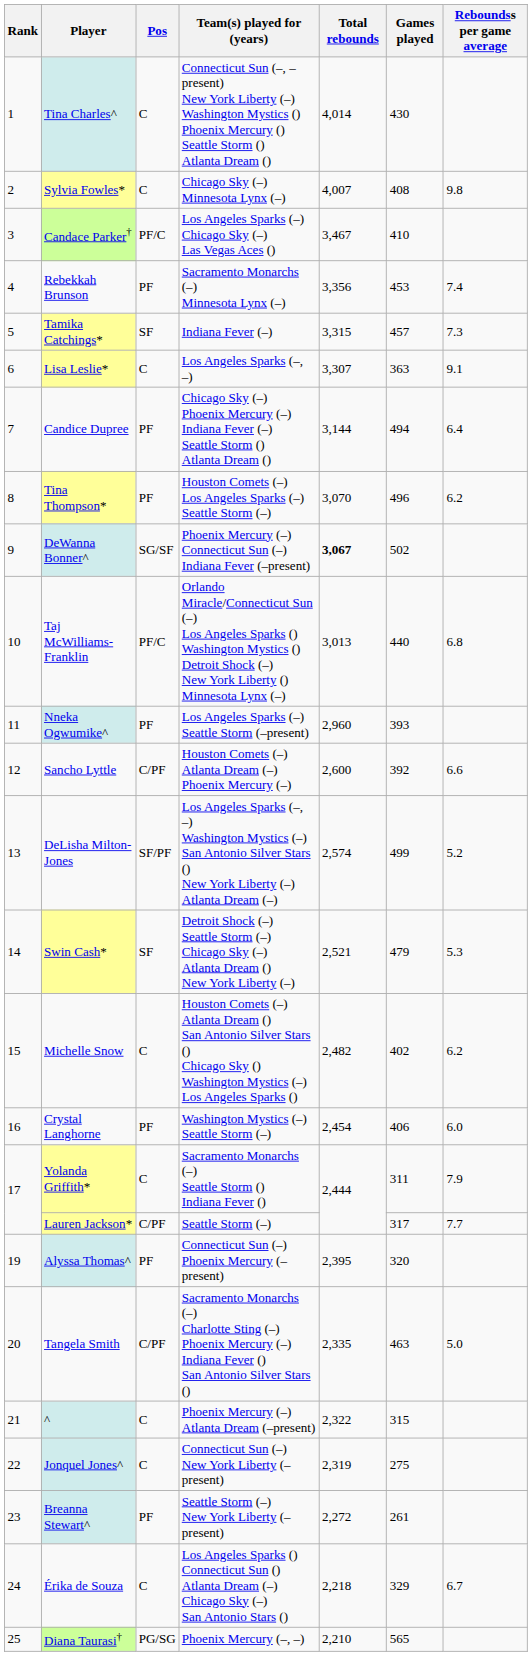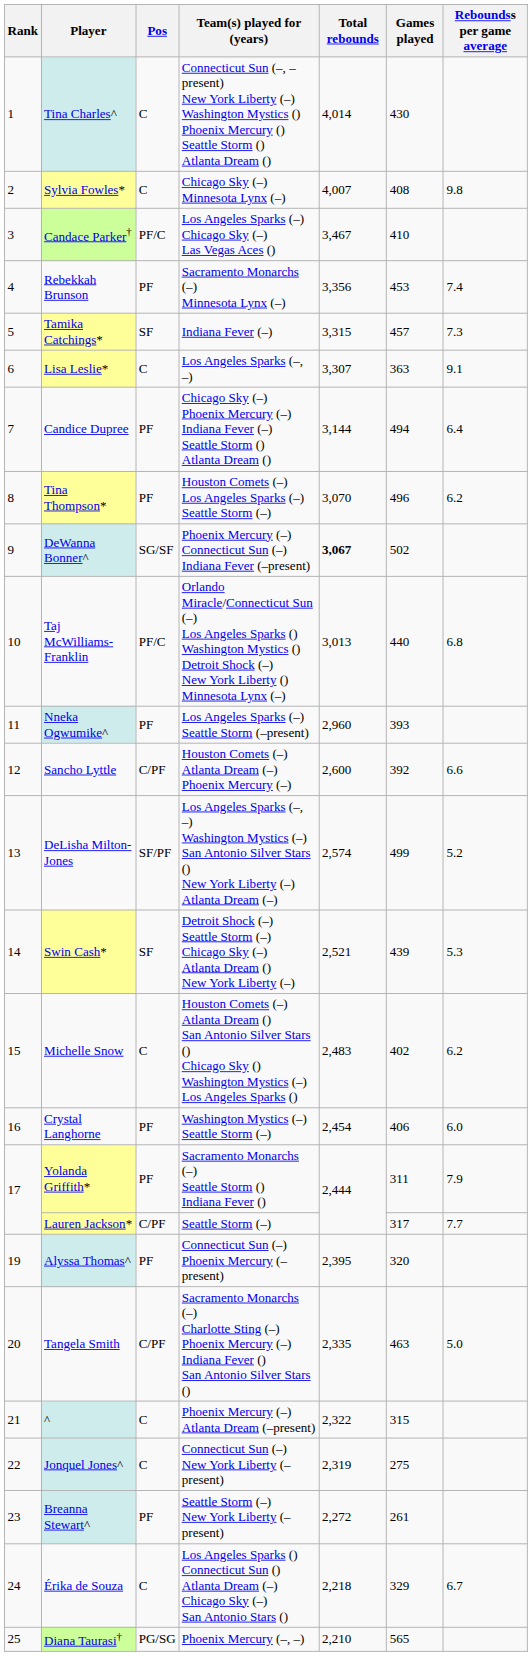(399, 951) 479 -> (399, 951) 439
(337, 1050) 2,482 -> (337, 1050) 2,483
(143, 1179) C -> (146, 1179) PF
